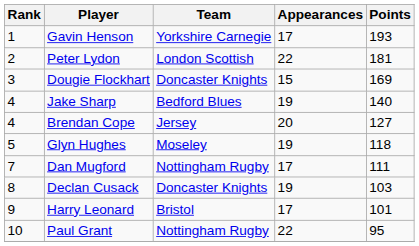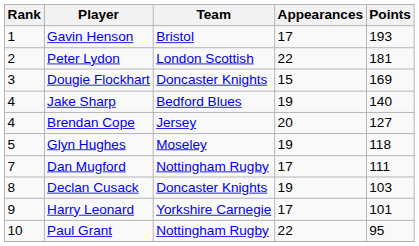(214, 36) Yorkshire Carnegie -> (175, 36) Bristol
(175, 209) Bristol -> (214, 209) Yorkshire Carnegie
